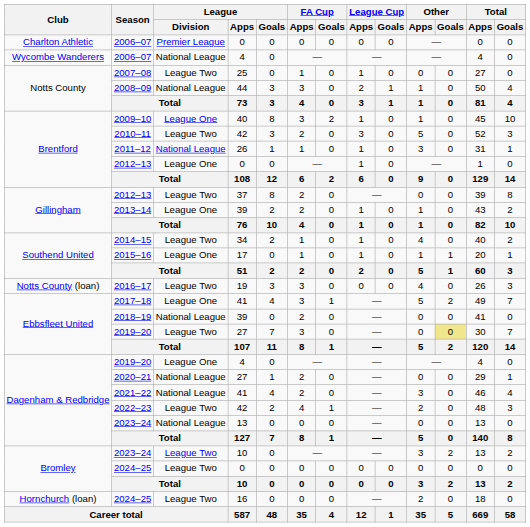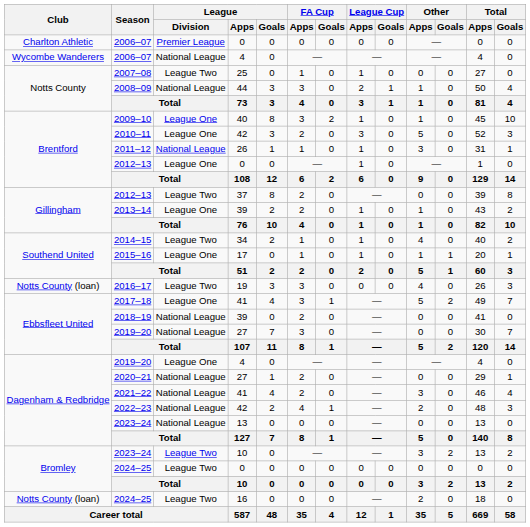(191, 133) League Two -> (191, 133) League One
(191, 331) League Two -> (191, 331) National League
(450, 331) khaki background -> (450, 331) no background
(191, 407) League Two -> (191, 407) National League
(58, 499) Hornchurch (loan) -> (58, 499) Notts County (loan)
